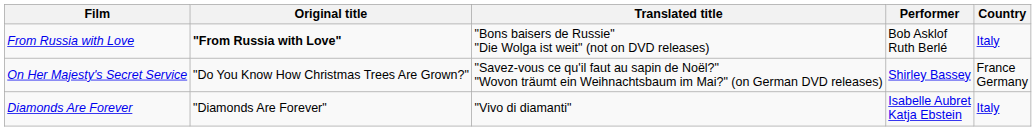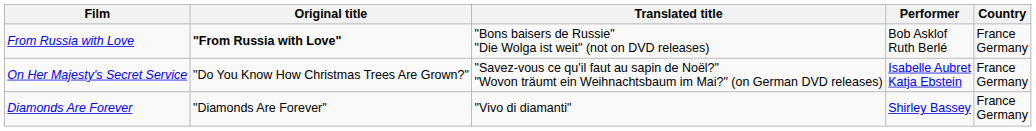(988, 41) Italy -> (1002, 41) France Germany
(930, 75) Shirley Bassey -> (930, 75) Isabelle Aubret Katja Ebstein
(930, 108) Isabelle Aubret Katja Ebstein -> (930, 108) Shirley Bassey
(988, 108) Italy -> (1002, 108) France Germany
